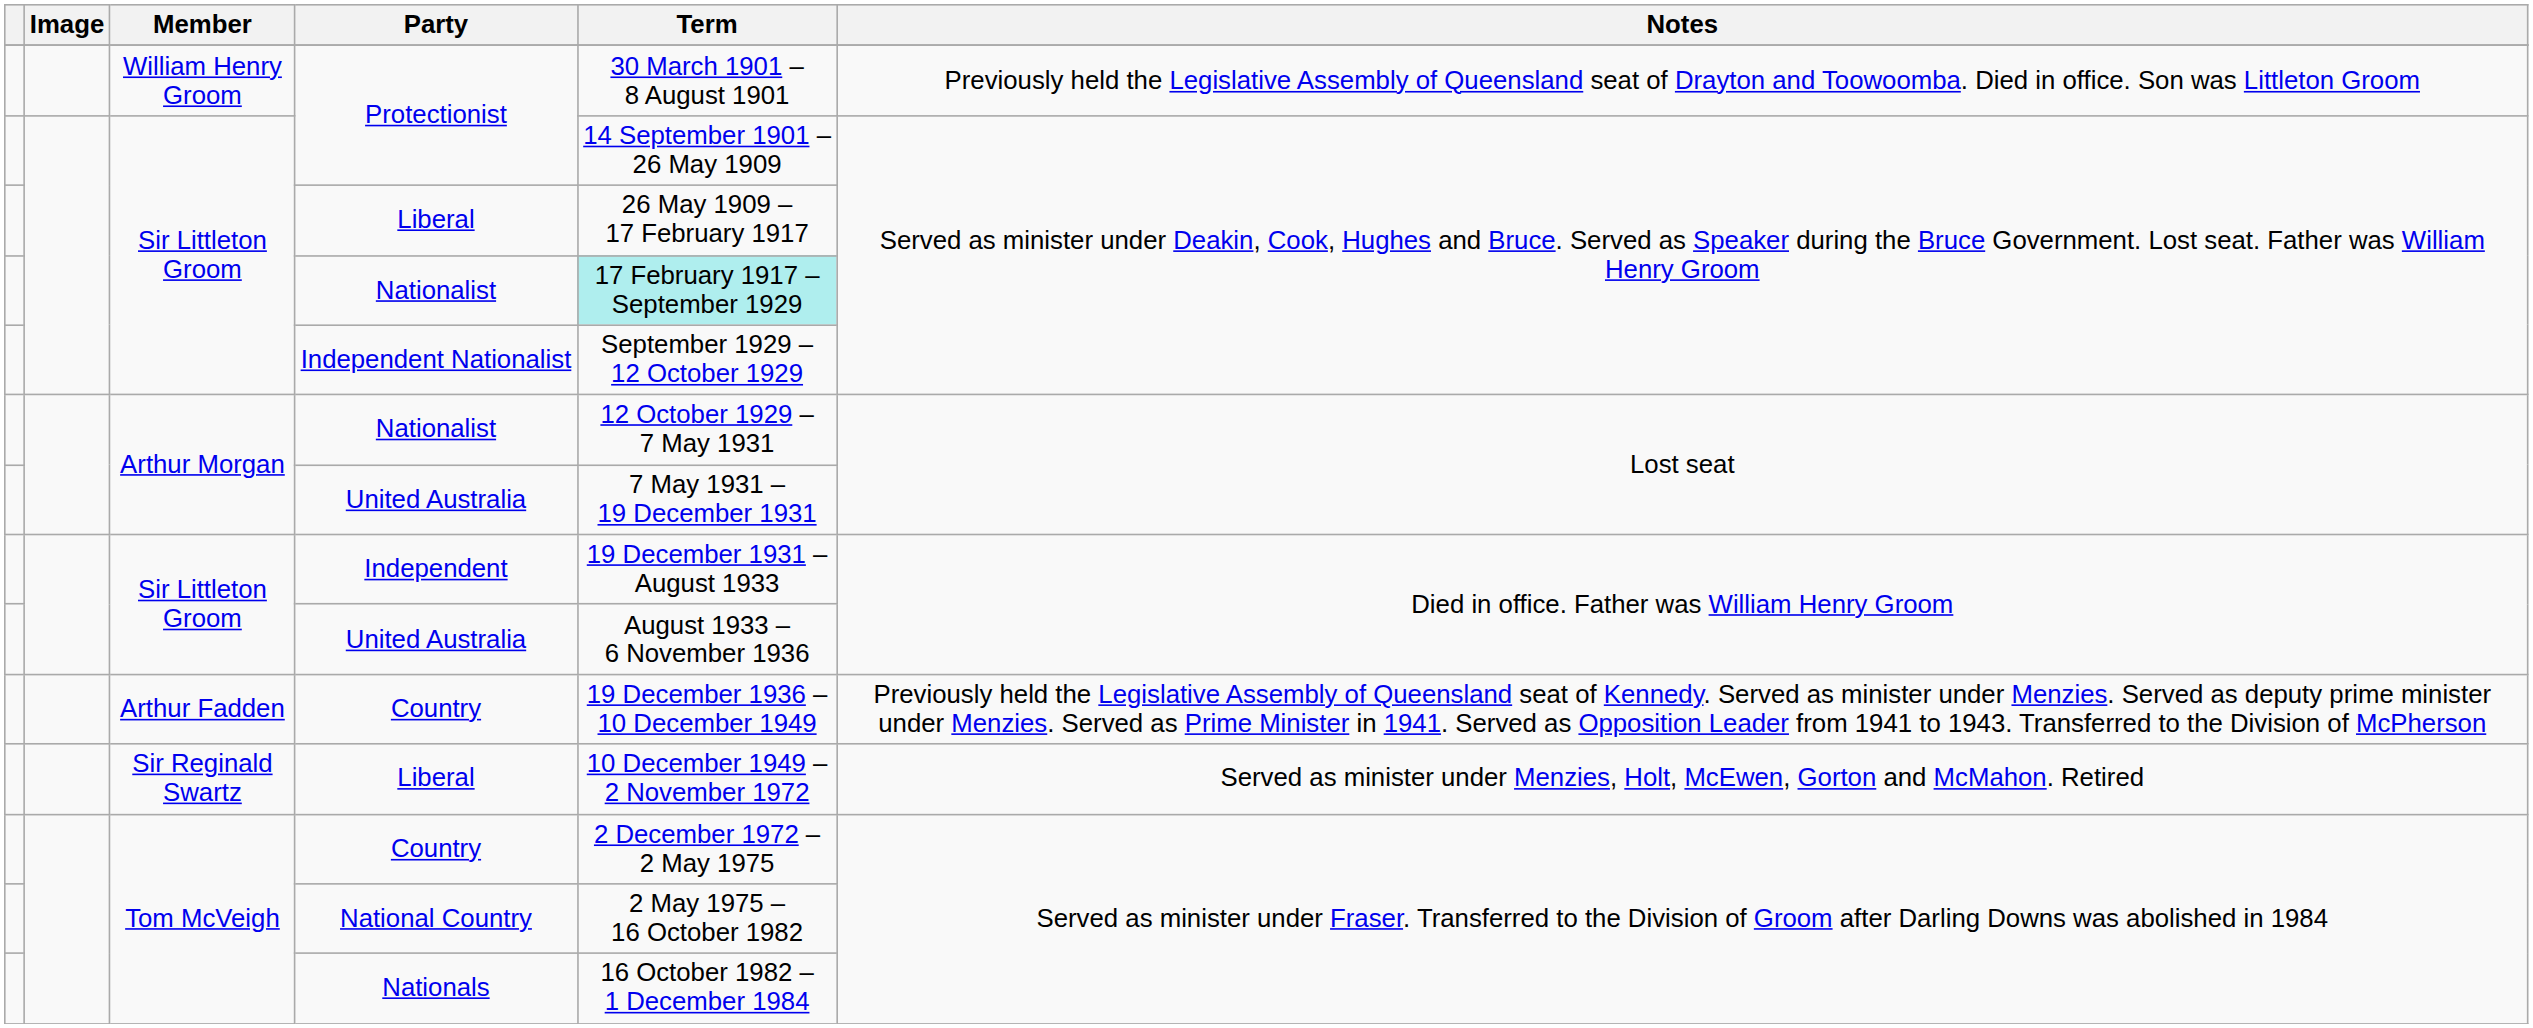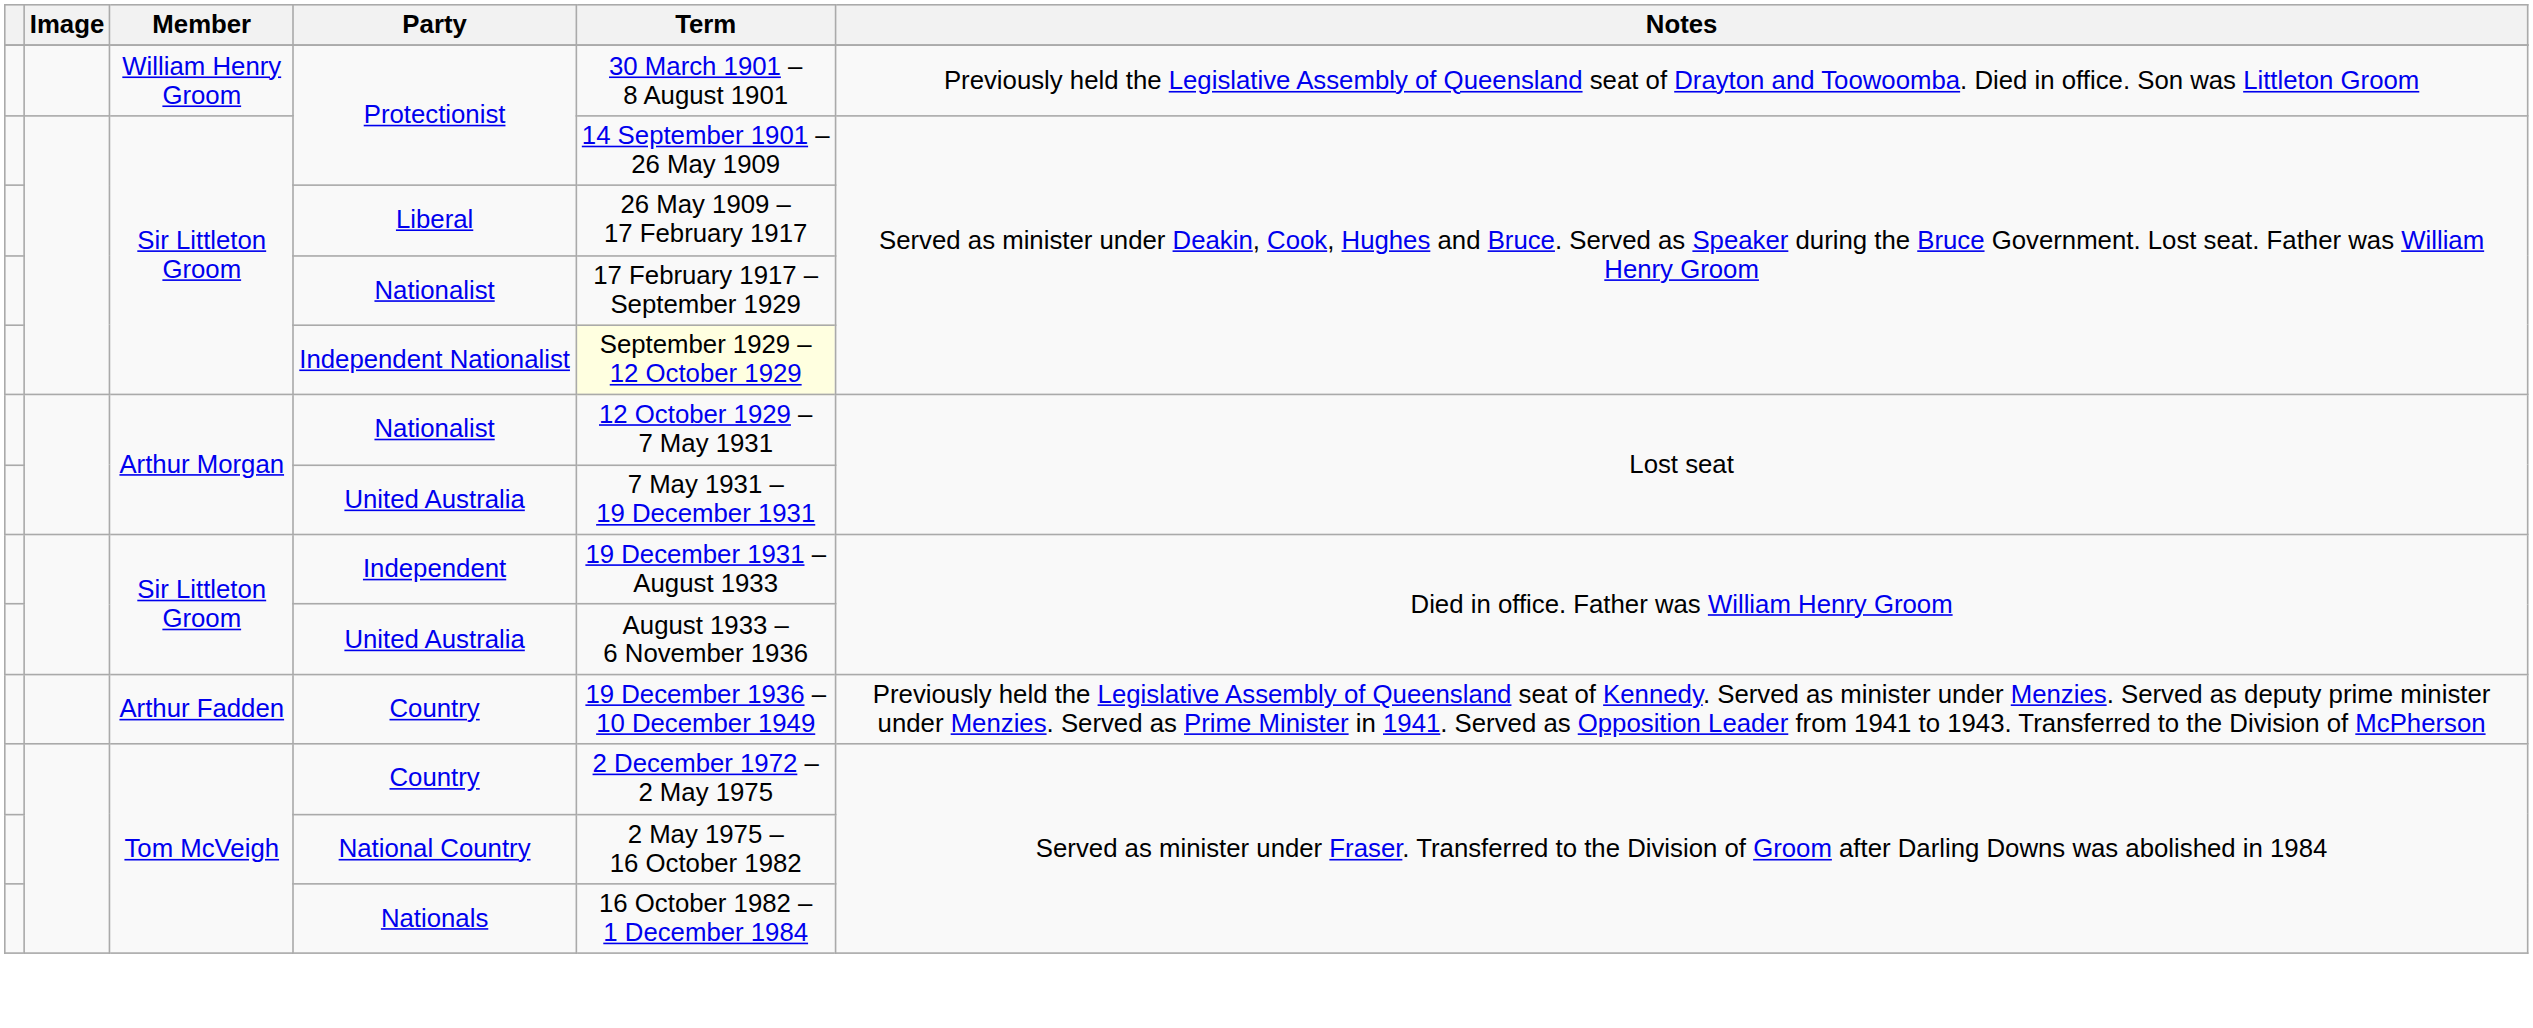(707, 289) paleturquoise background -> (706, 289) no background
(707, 359) no background -> (706, 359) lightyellow background
- row: (202, 778)
